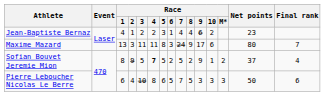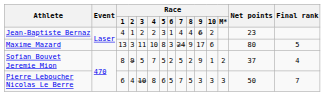(154, 45) 11 -> (154, 45) 10
(297, 45) 7 -> (297, 45) 5
(154, 61) bold -> (154, 61) normal
(297, 81) 6 -> (297, 81) 7
